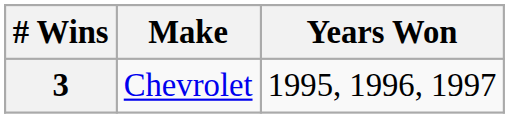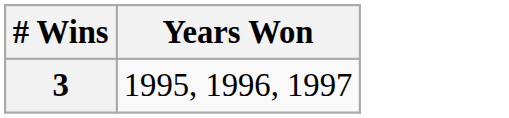- column: (188, 31)
